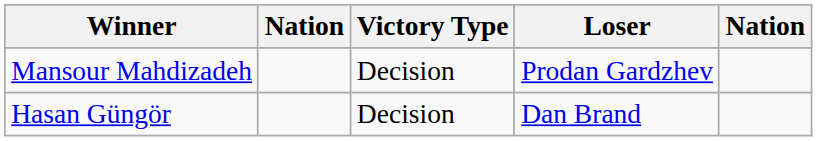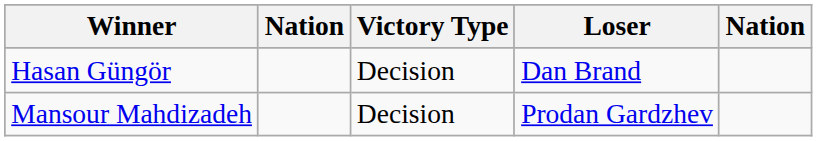rows swapped: (132, 69) <-> (91, 113)
